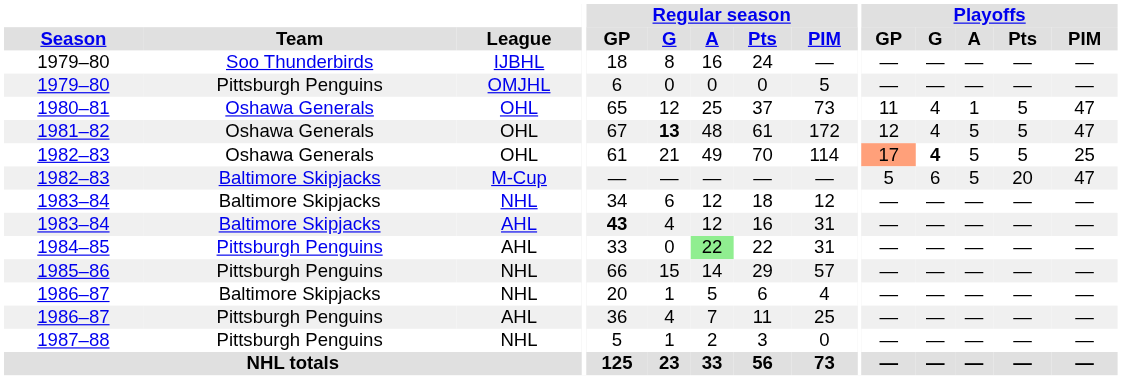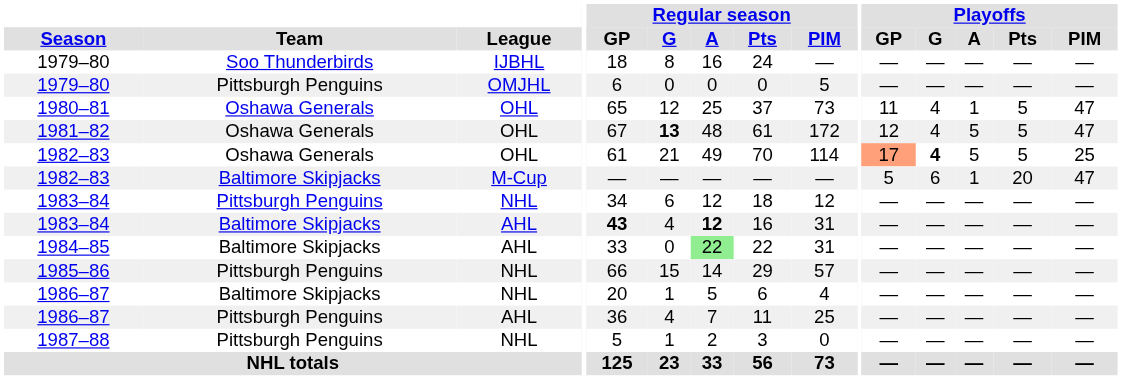(974, 177) 5 -> (974, 177) 1
(300, 201) Baltimore Skipjacks -> (300, 201) Pittsburgh Penguins
(712, 224) normal -> (712, 224) bold
(300, 247) Pittsburgh Penguins -> (300, 247) Baltimore Skipjacks
